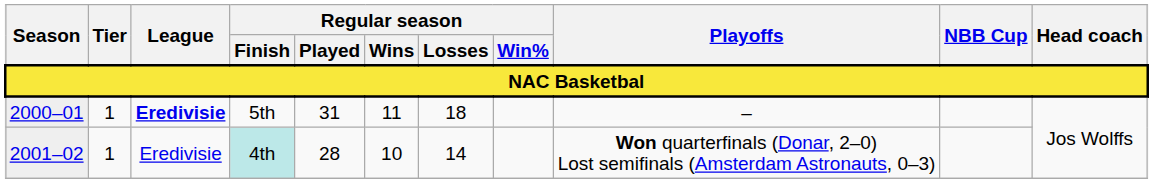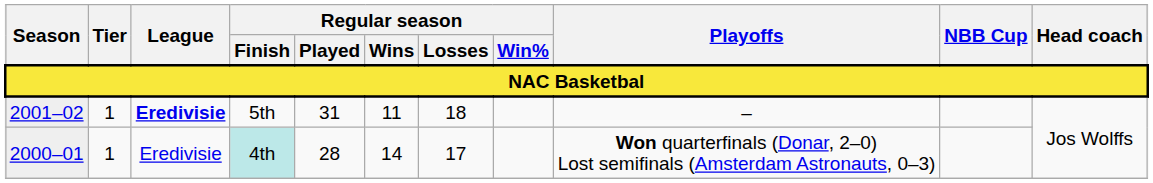(47, 113) 2000–01 -> (47, 113) 2001–02
(47, 153) 2001–02 -> (47, 153) 2000–01
(392, 153) 10 -> (392, 153) 14
(456, 153) 14 -> (456, 153) 17
